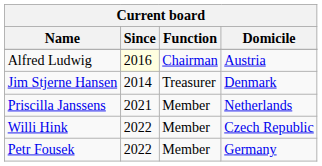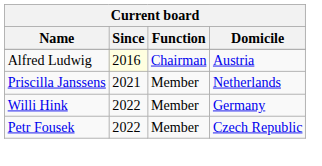- row: (62, 82)
(269, 127) Czech Republic -> (239, 104) Germany
(250, 149) Germany -> (258, 127) Czech Republic
